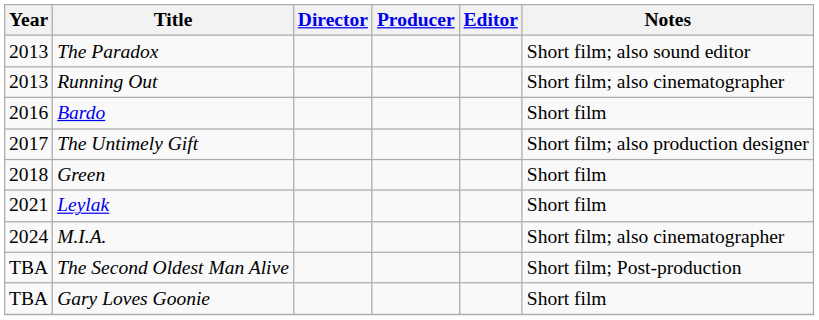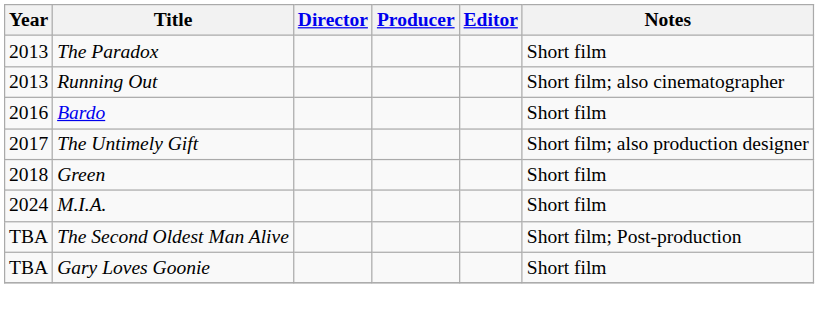(639, 50) Short film; also sound editor -> (567, 50) Short film
- row: (83, 205)
(656, 236) Short film; also cinematographer -> (567, 205) Short film
